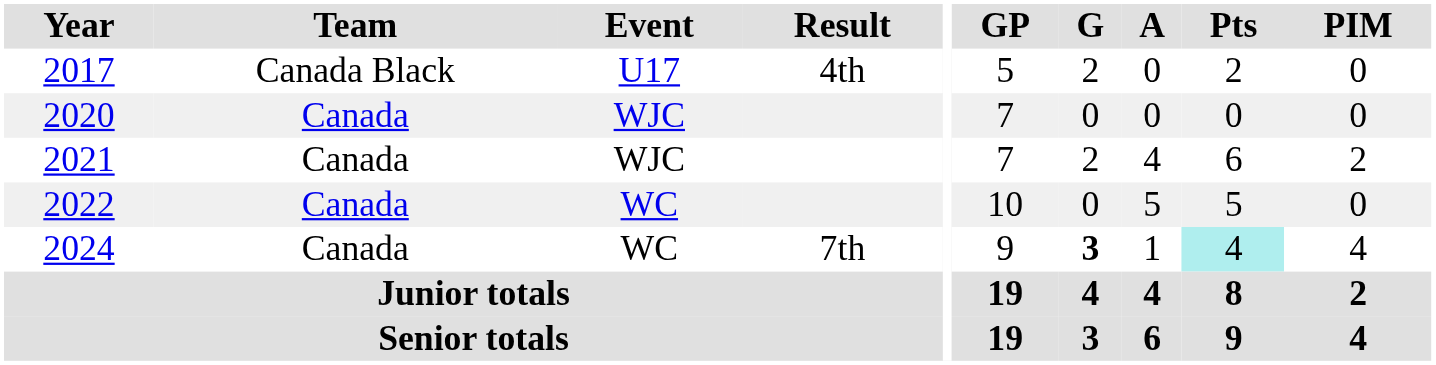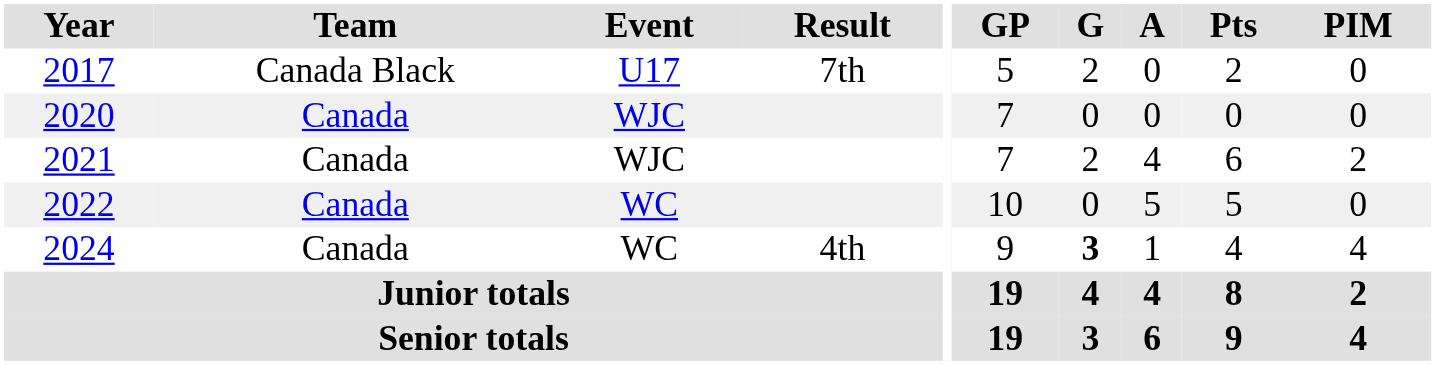(842, 70) 4th -> (842, 70) 7th
(842, 248) 7th -> (842, 248) 4th
(1234, 248) paleturquoise background -> (1234, 248) no background
